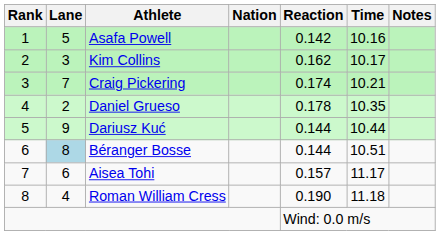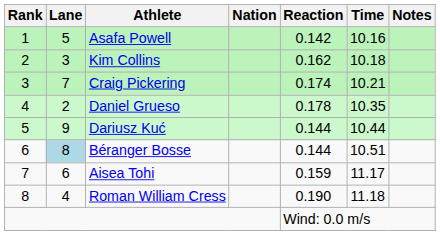(368, 60) 10.17 -> (368, 60) 10.18
(313, 173) 0.157 -> (313, 173) 0.159
